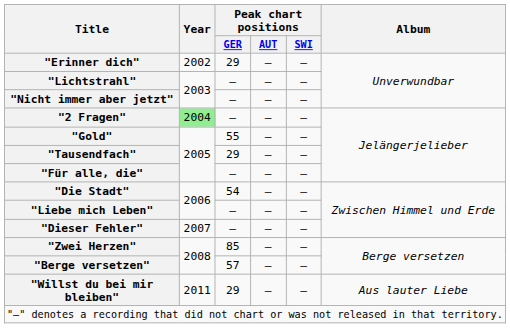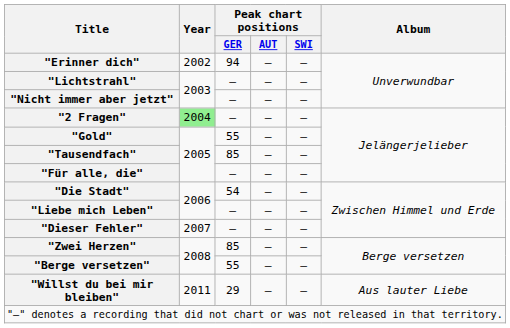(233, 62) 29 -> (233, 62) 94
(233, 154) 29 -> (233, 154) 85
(233, 265) 57 -> (233, 265) 55
